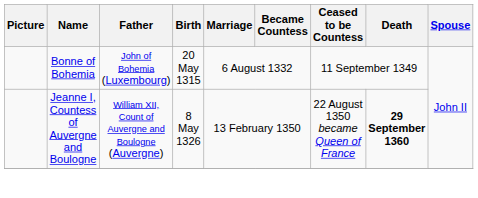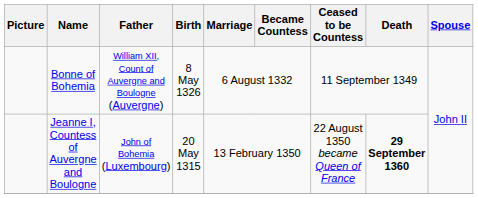(136, 68) John of Bohemia (Luxembourg) -> (136, 81) William XII, Count of Auvergne and Boulogne (Auvergne)
(188, 68) 20 May 1315 -> (188, 80) 8 May 1326
(136, 129) William XII, Count of Auvergne and Boulogne (Auvergne) -> (136, 154) John of Bohemia (Luxembourg)
(188, 129) 8 May 1326 -> (188, 153) 20 May 1315
